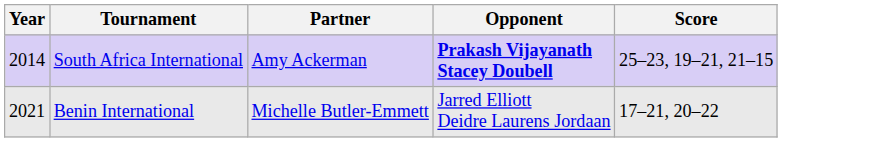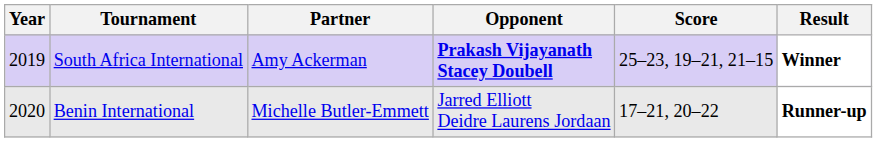+ column: (824, 19)
(27, 60) 2014 -> (27, 60) 2019
(27, 111) 2021 -> (27, 111) 2020
